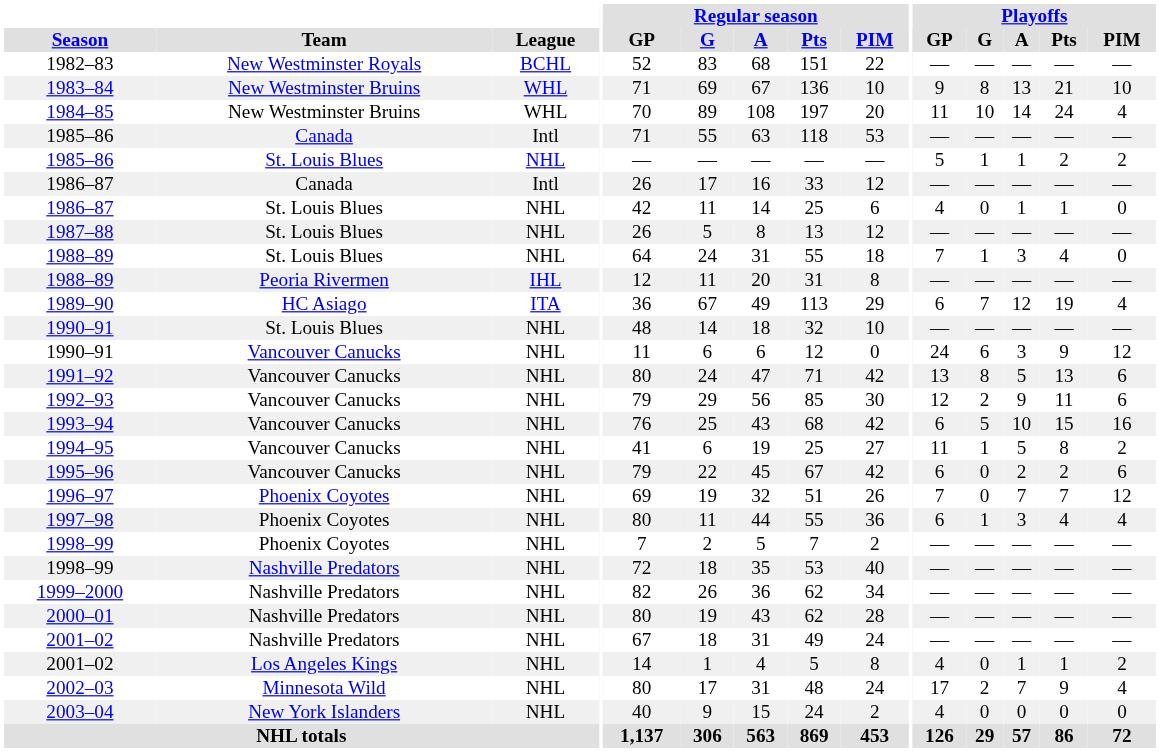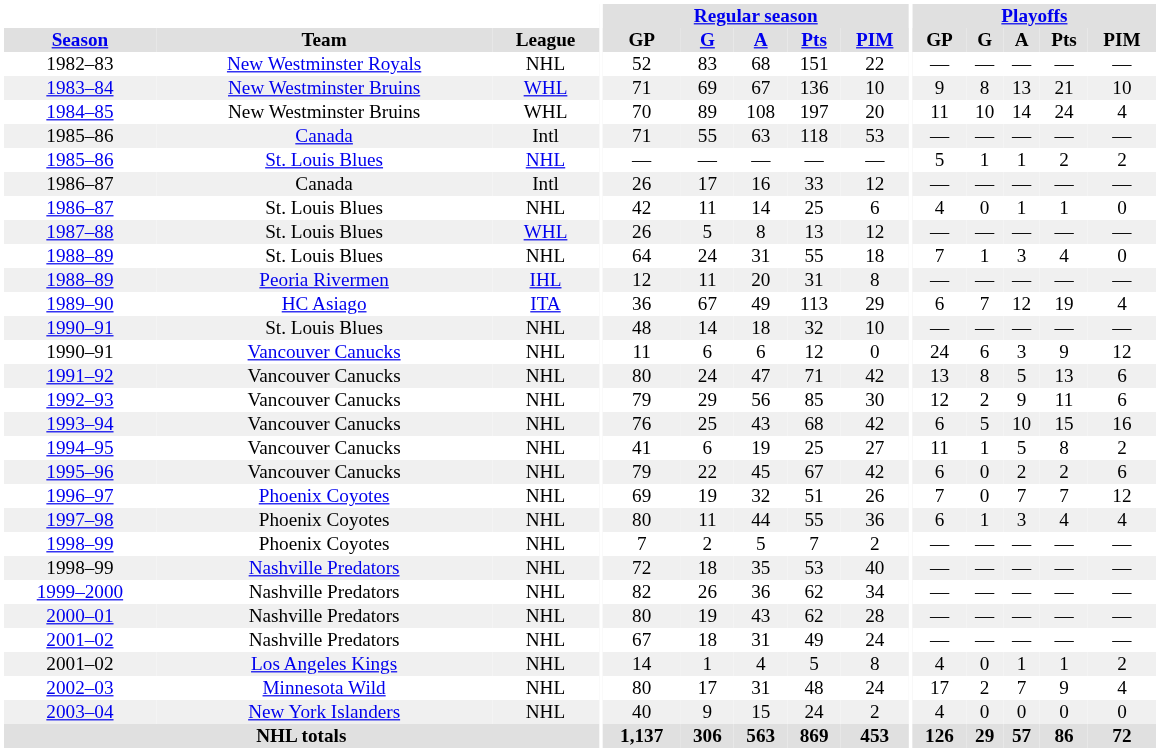(545, 63) BCHL -> (545, 63) NHL
(545, 231) NHL -> (546, 231) WHL
